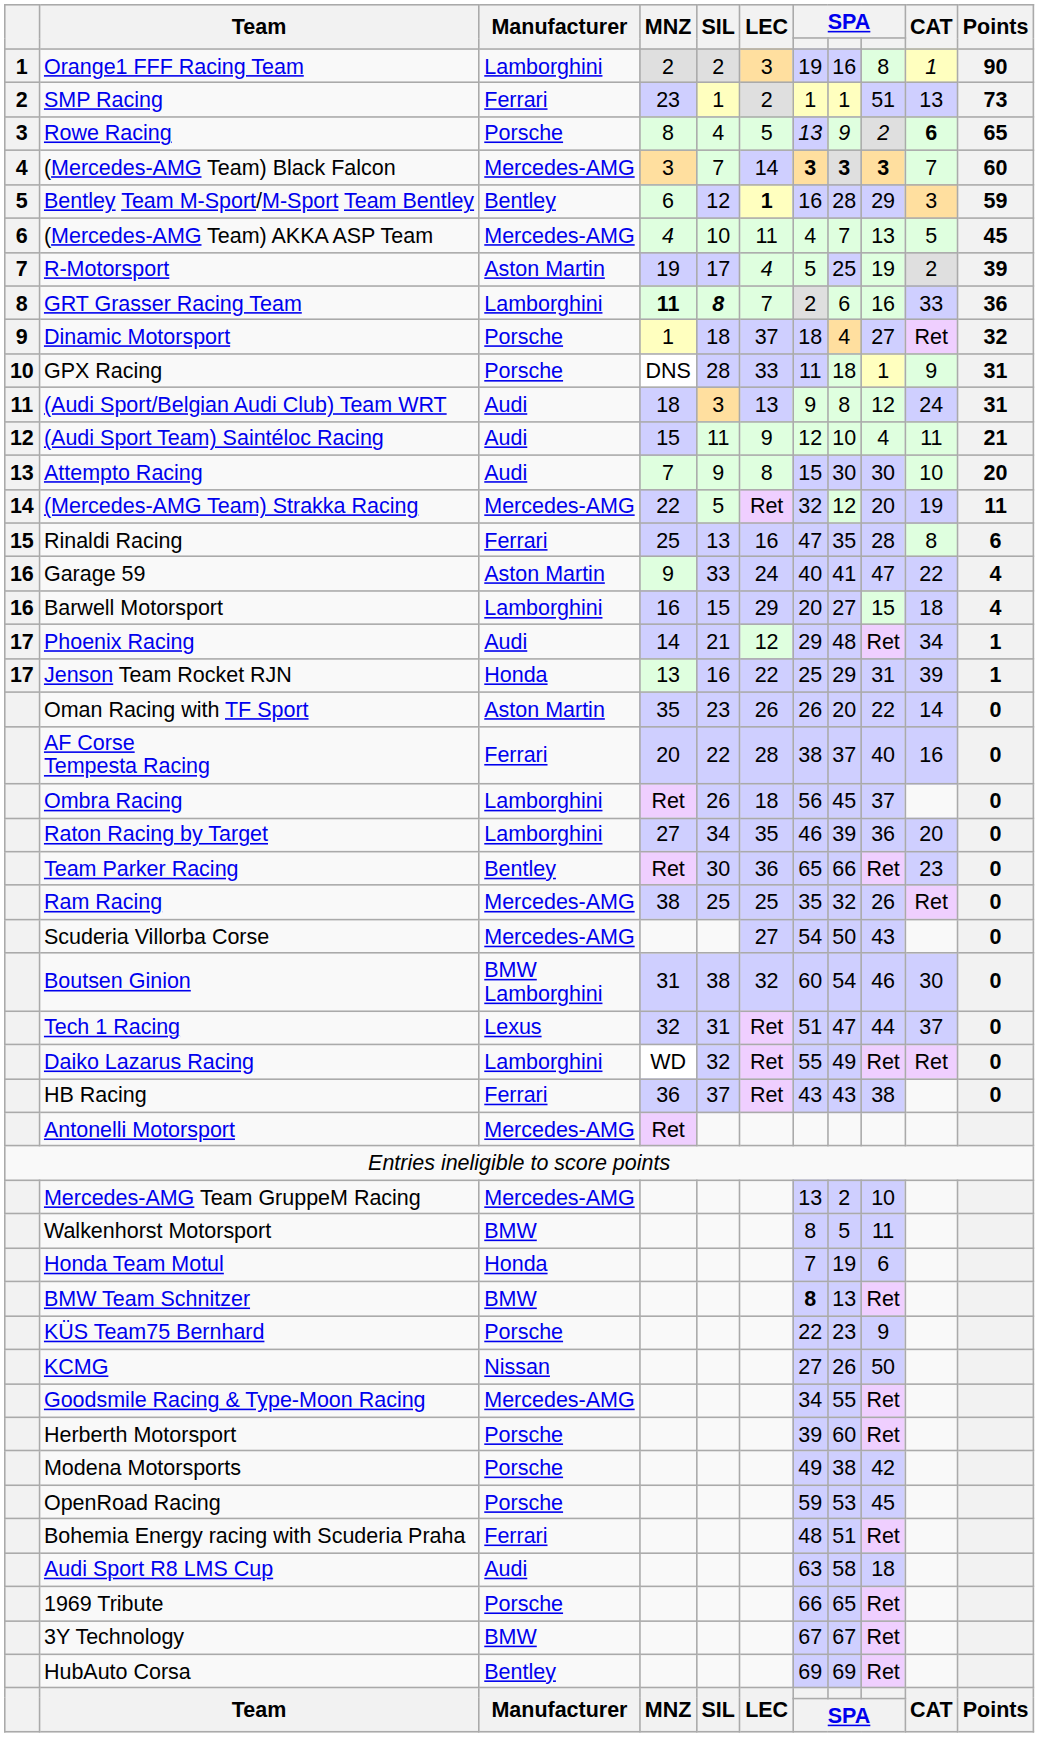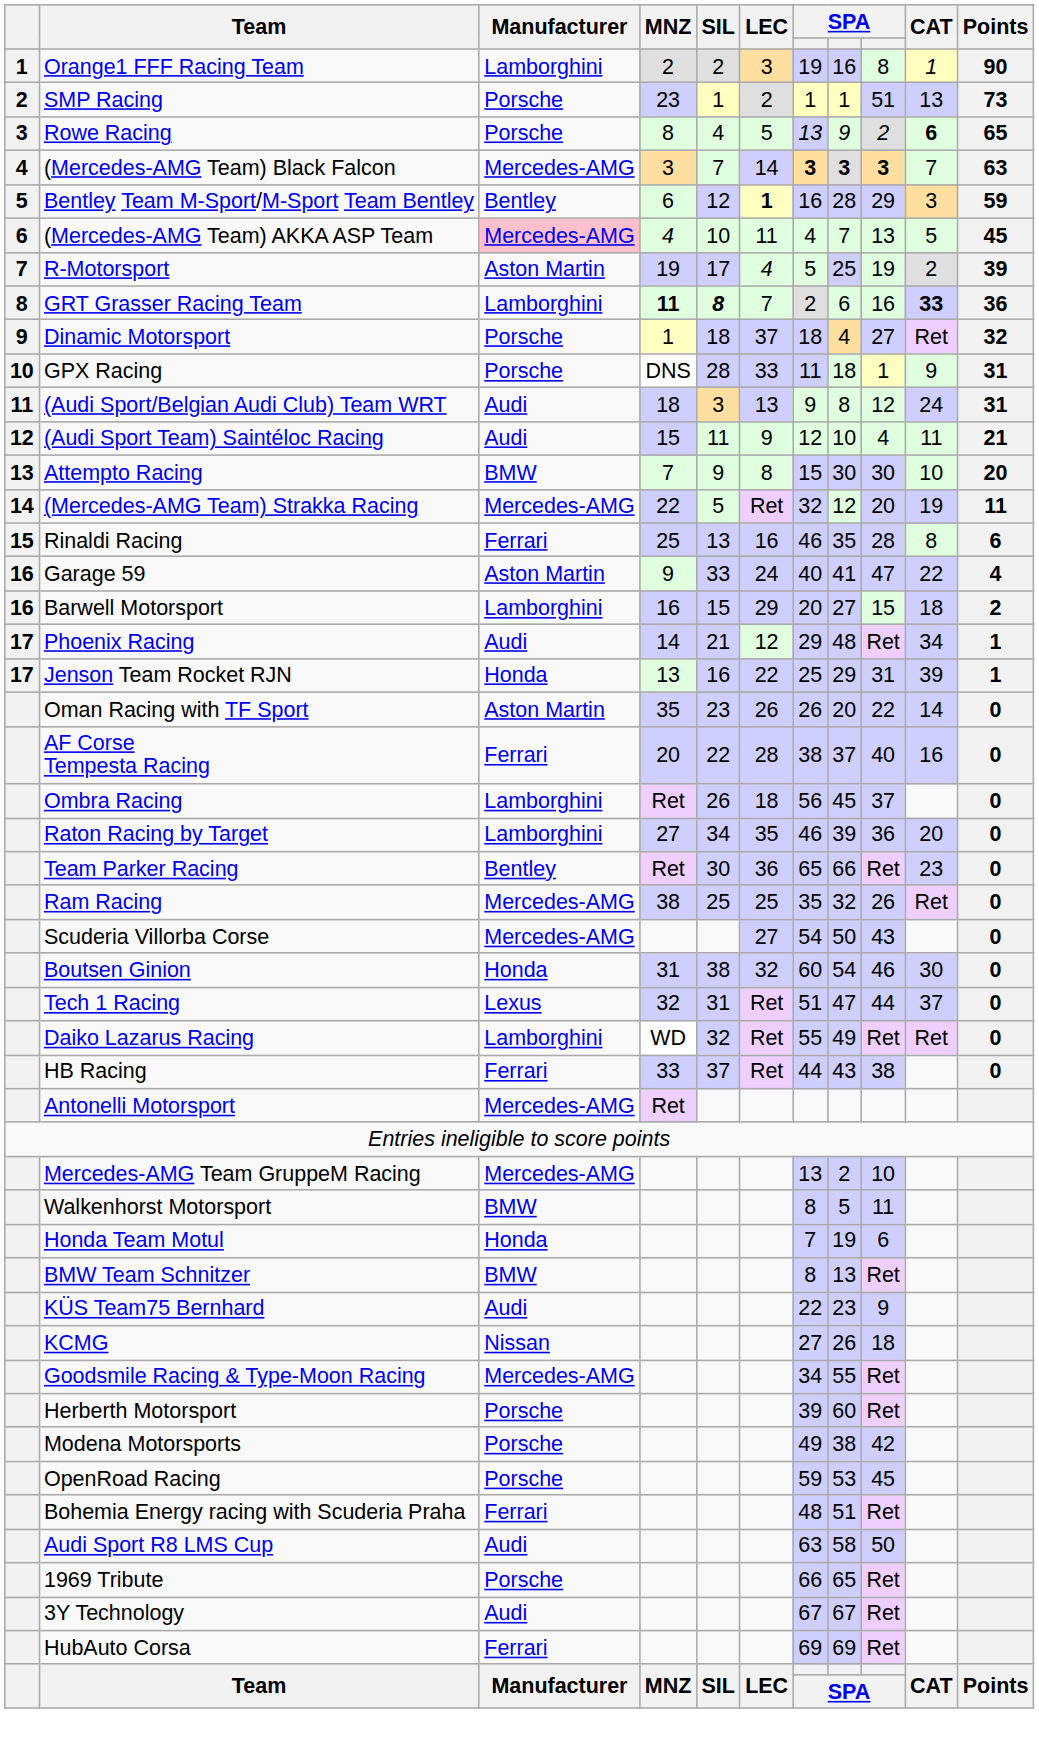(516, 99) Ferrari -> (524, 99) Porsche
(996, 167) 60 -> (996, 167) 63
(559, 235) no background -> (559, 235) pink background
(931, 302) normal -> (931, 302) bold
(506, 472) Audi -> (511, 472) BMW
(810, 540) 47 -> (810, 540) 46
(996, 607) 4 -> (996, 607) 2
(543, 982) BMW Lamborghini -> (516, 970) Honda
(668, 1095) 36 -> (668, 1071) 33
(810, 1095) 43 -> (810, 1071) 44
(810, 1298) bold -> (810, 1275) normal
(524, 1332) Porsche -> (506, 1308) Audi
(883, 1366) 50 -> (883, 1342) 18
(883, 1569) 18 -> (883, 1546) 50
(511, 1637) BMW -> (506, 1613) Audi
(520, 1671) Bentley -> (516, 1647) Ferrari
